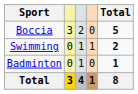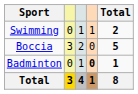rows swapped: (34, 30) <-> (34, 47)
(92, 64) normal -> (92, 64) bold
